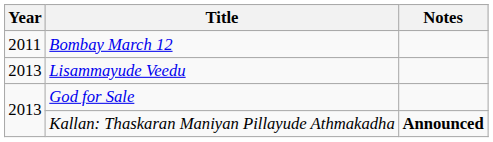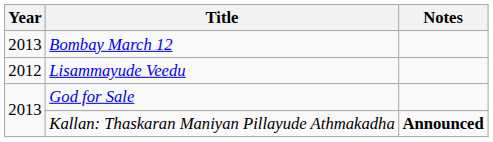(25, 44) 2011 -> (25, 44) 2013
(25, 70) 2013 -> (25, 70) 2012
